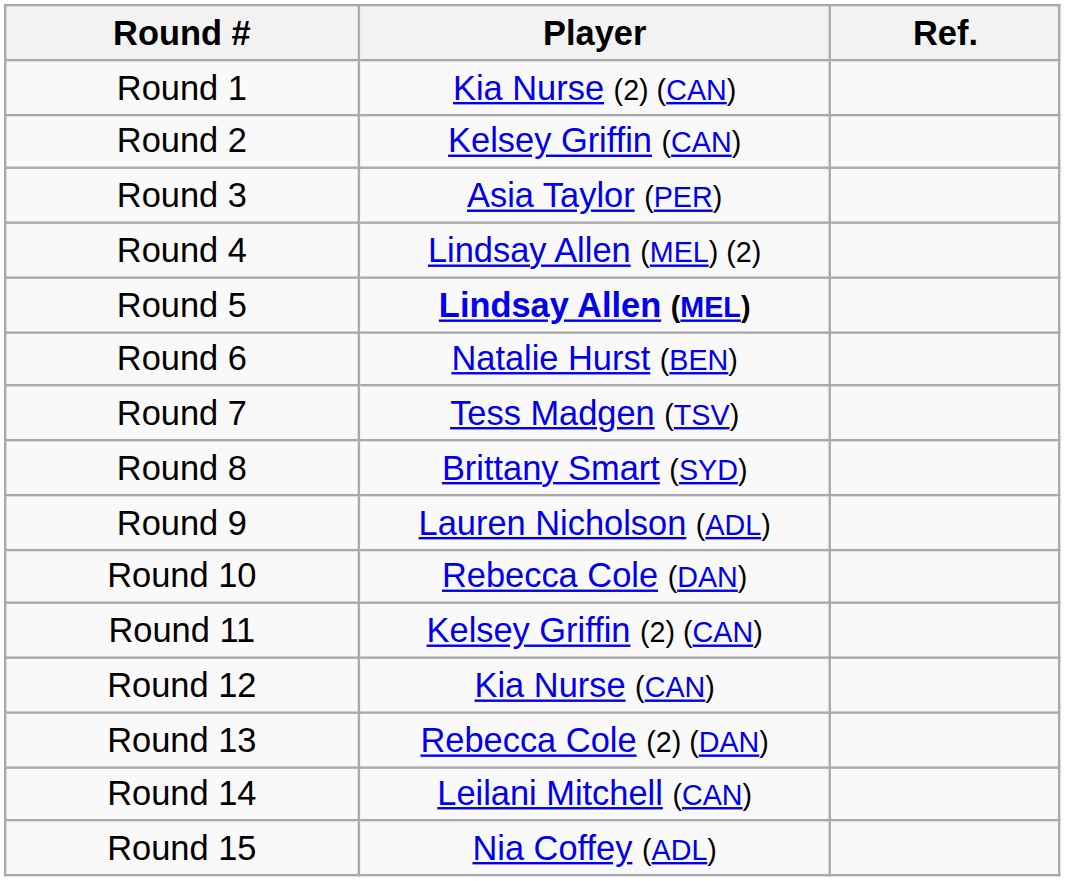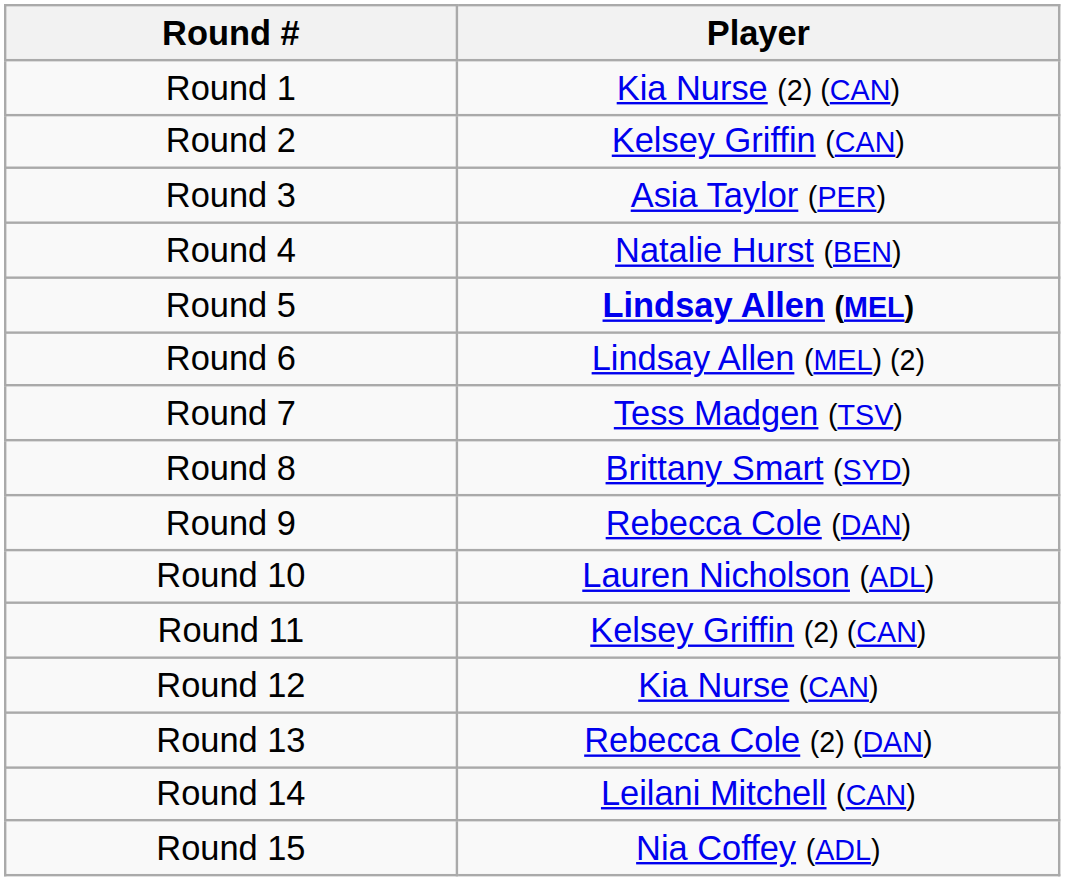- column: (945, 33)
(595, 250) Lindsay Allen (MEL) (2) -> (758, 250) Natalie Hurst (BEN)
(595, 359) Natalie Hurst (BEN) -> (758, 359) Lindsay Allen (MEL) (2)
(595, 522) Lauren Nicholson (ADL) -> (758, 522) Rebecca Cole (DAN)
(595, 576) Rebecca Cole (DAN) -> (758, 576) Lauren Nicholson (ADL)
